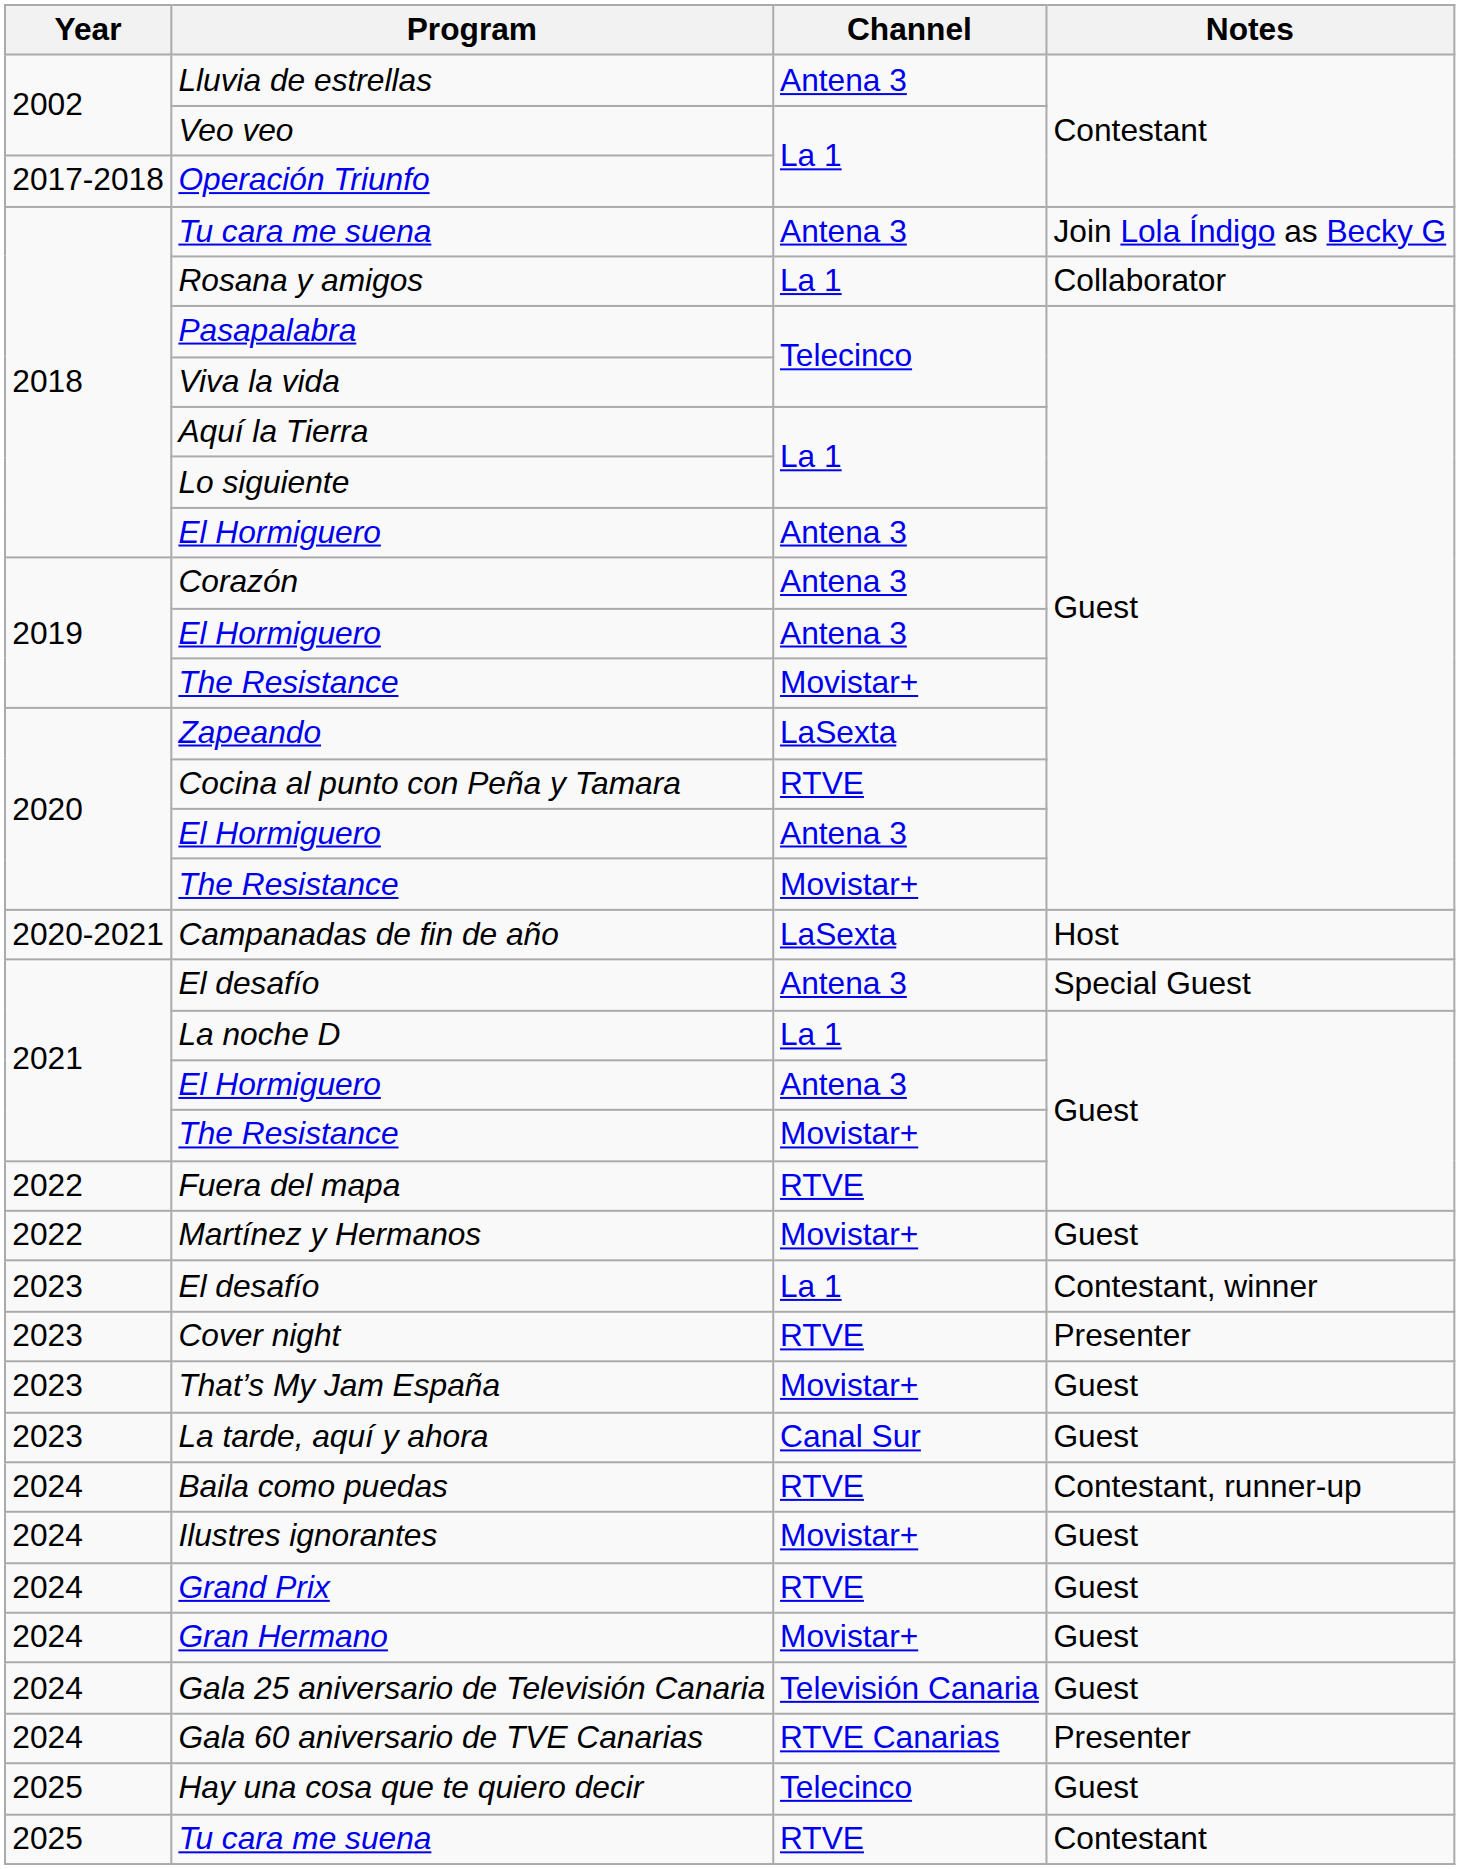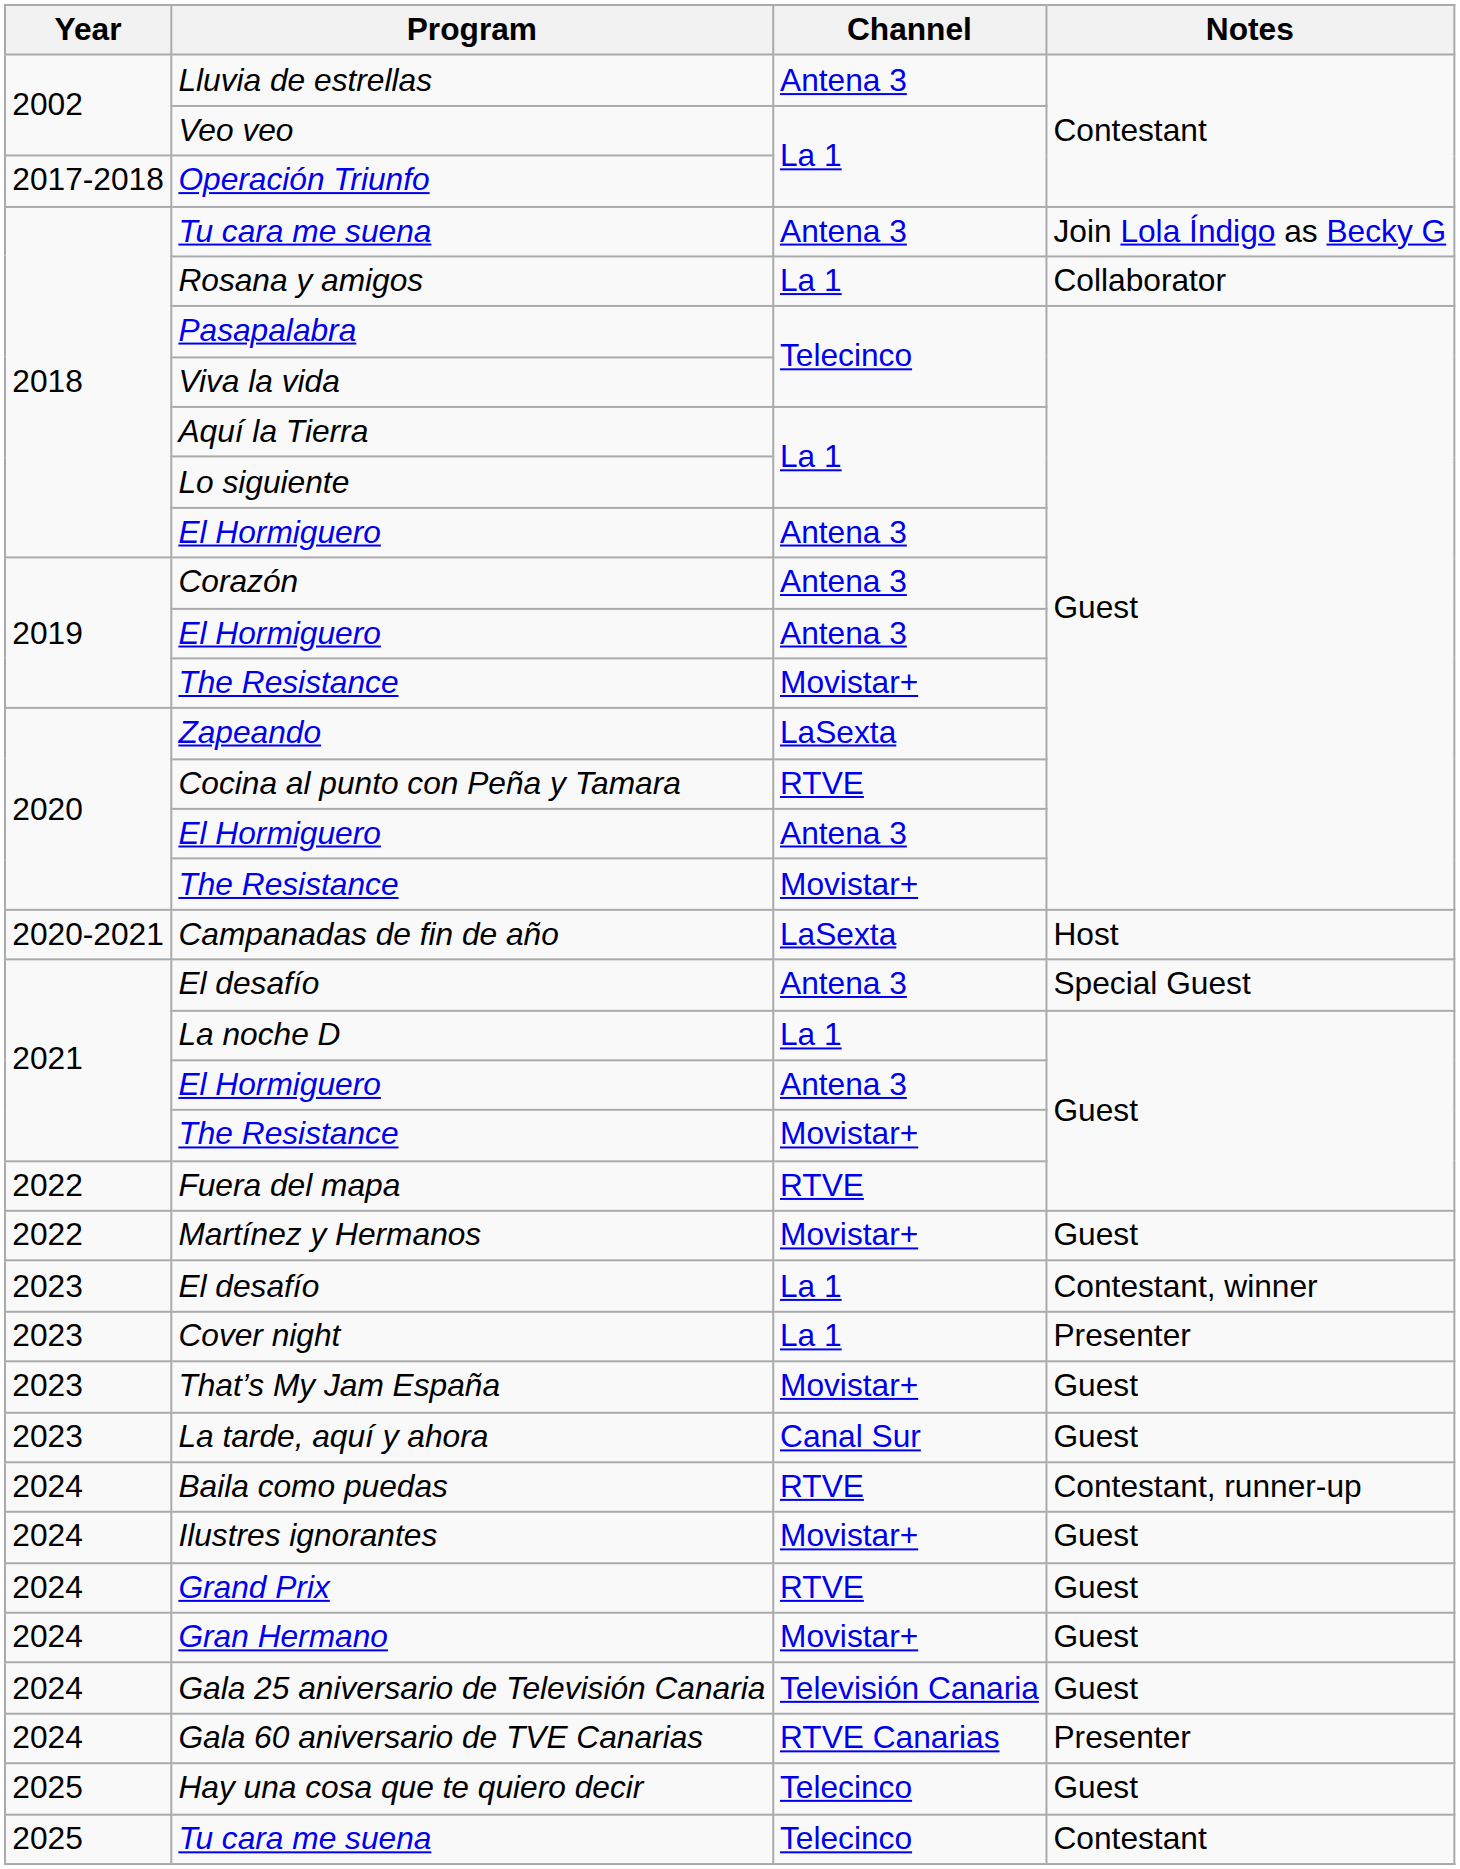(822, 1335) RTVE -> (811, 1335) La 1
(822, 1838) RTVE -> (846, 1838) Telecinco
